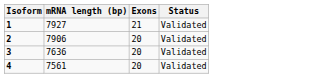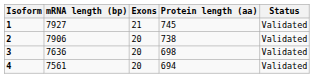+ column: (209, 11)
